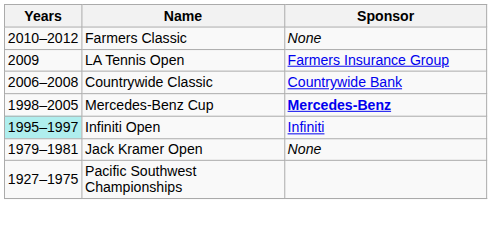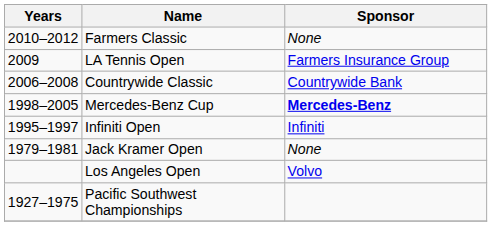(43, 128) paleturquoise background -> (43, 128) no background
+ row: (143, 172)
